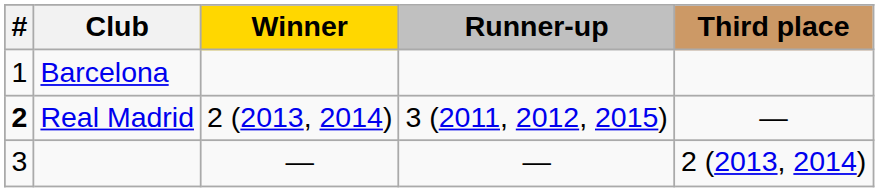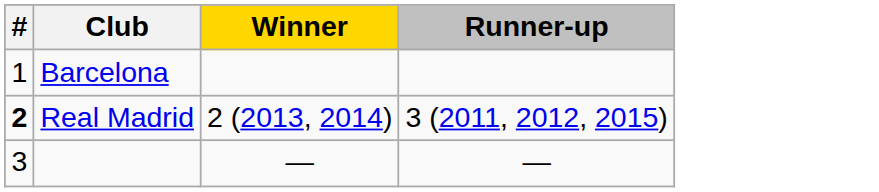- column: (774, 27)
